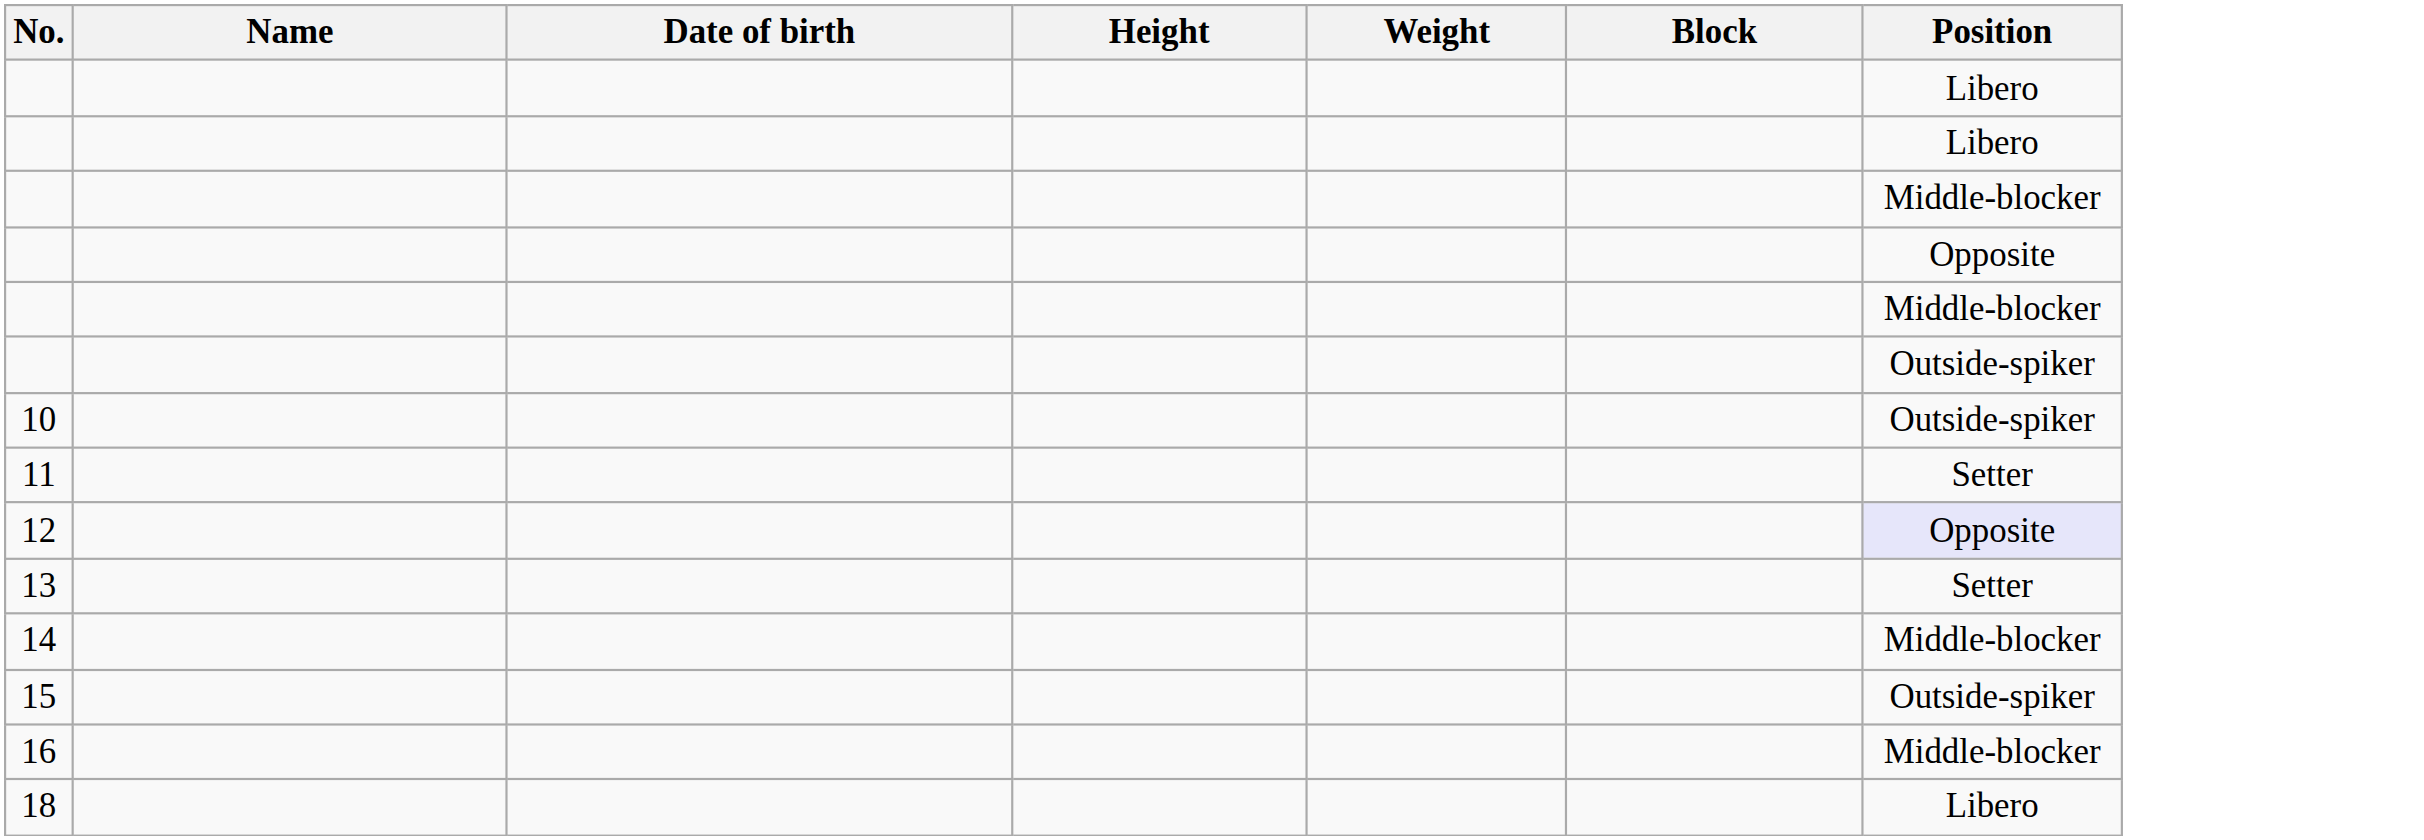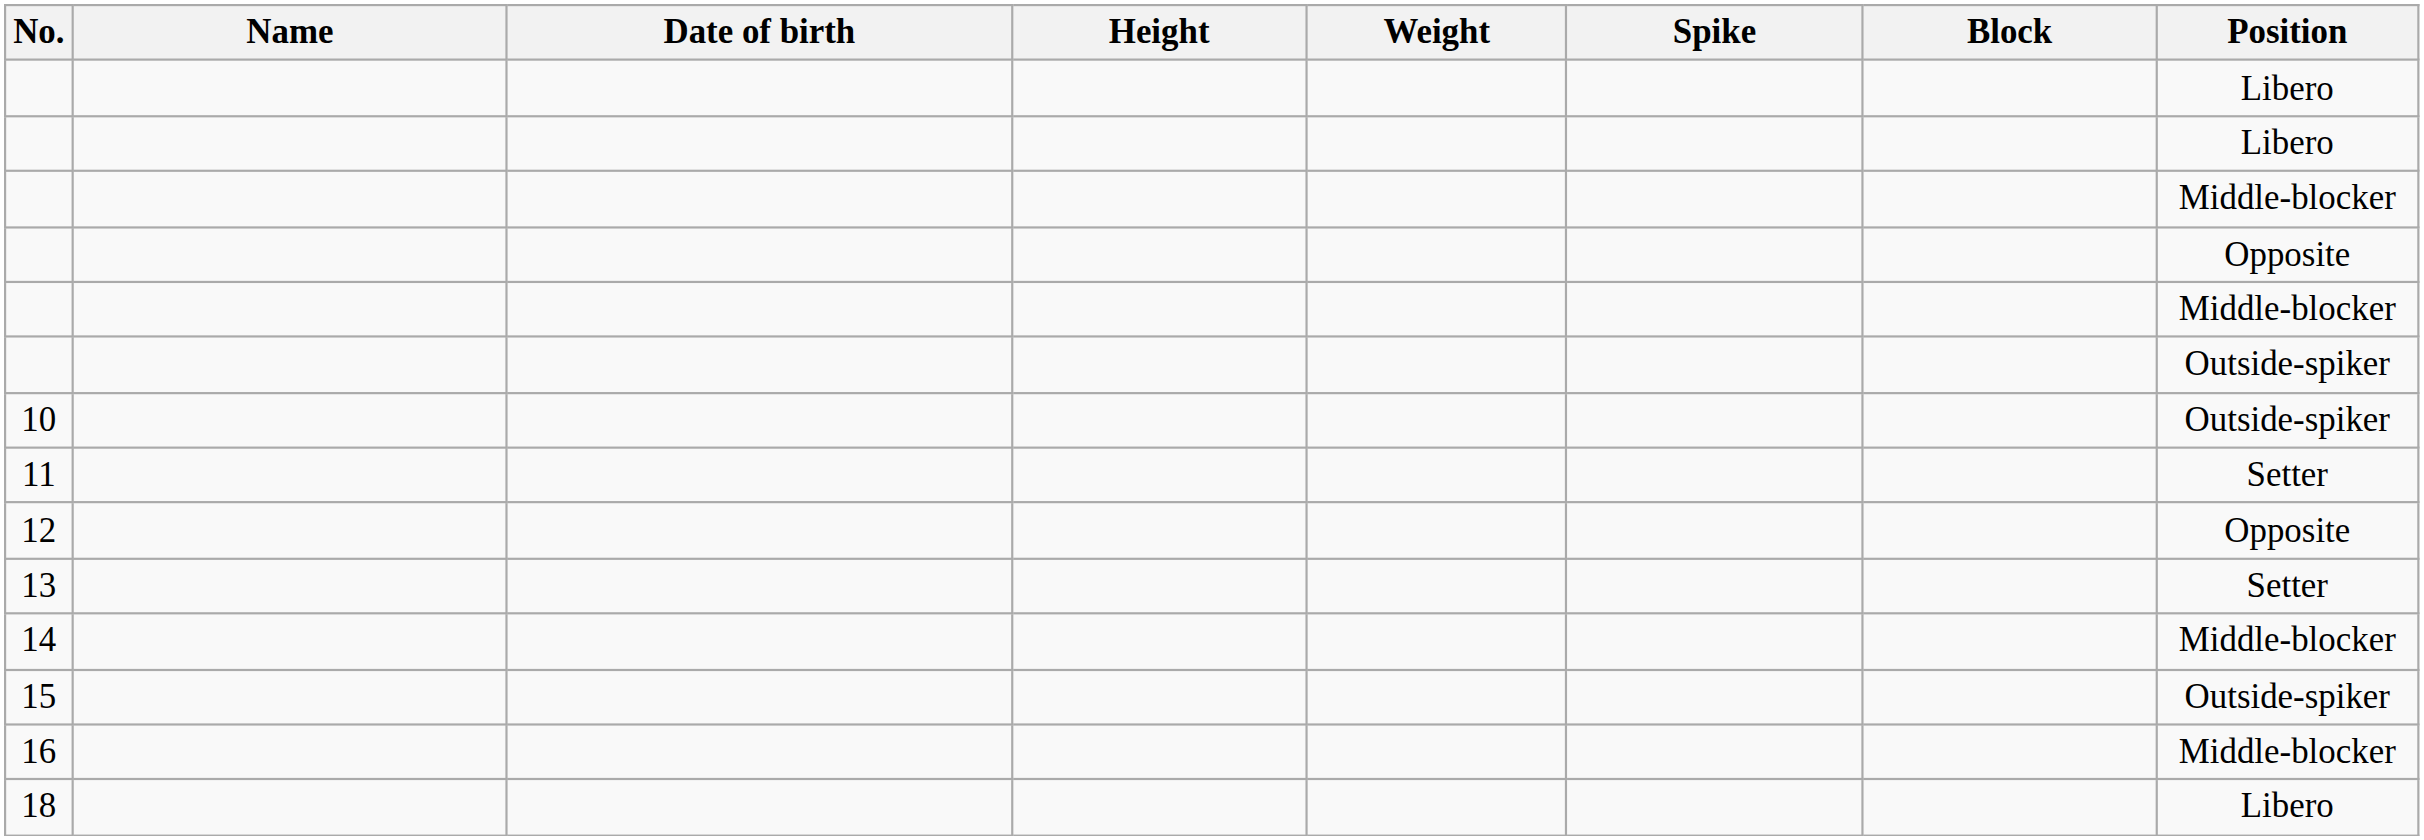+ column: (1714, 32)
(1992, 530) lavender background -> (2287, 530) no background
